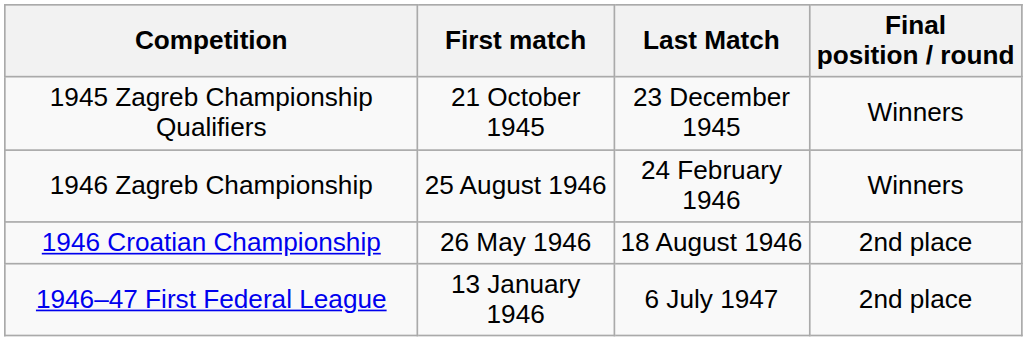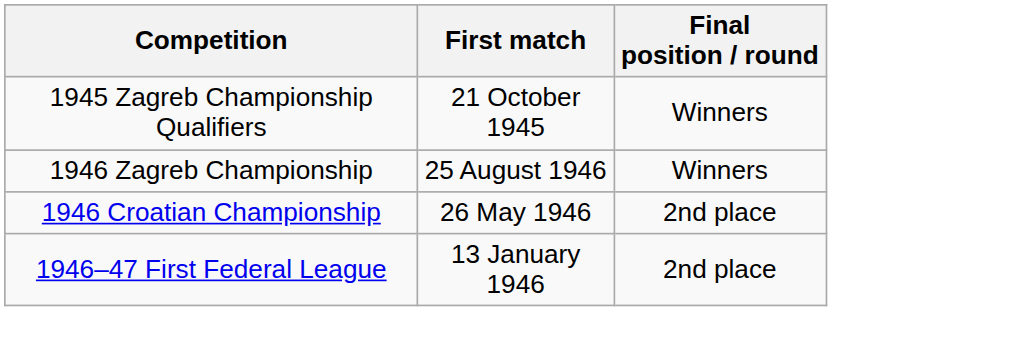- column: (711, 40)
